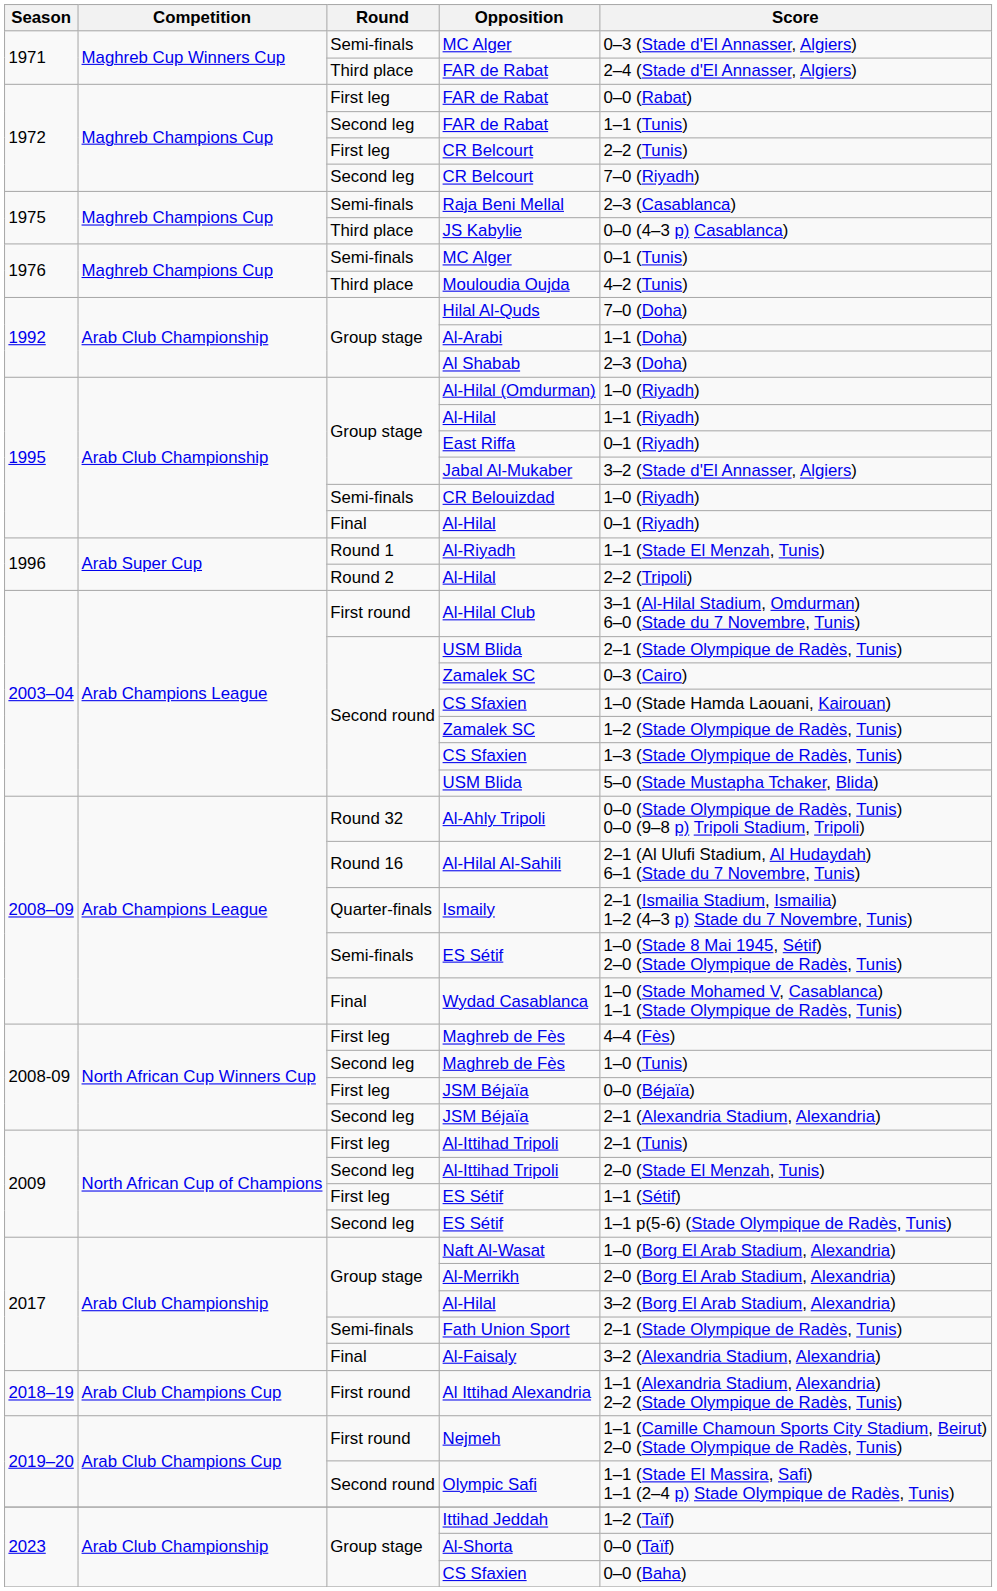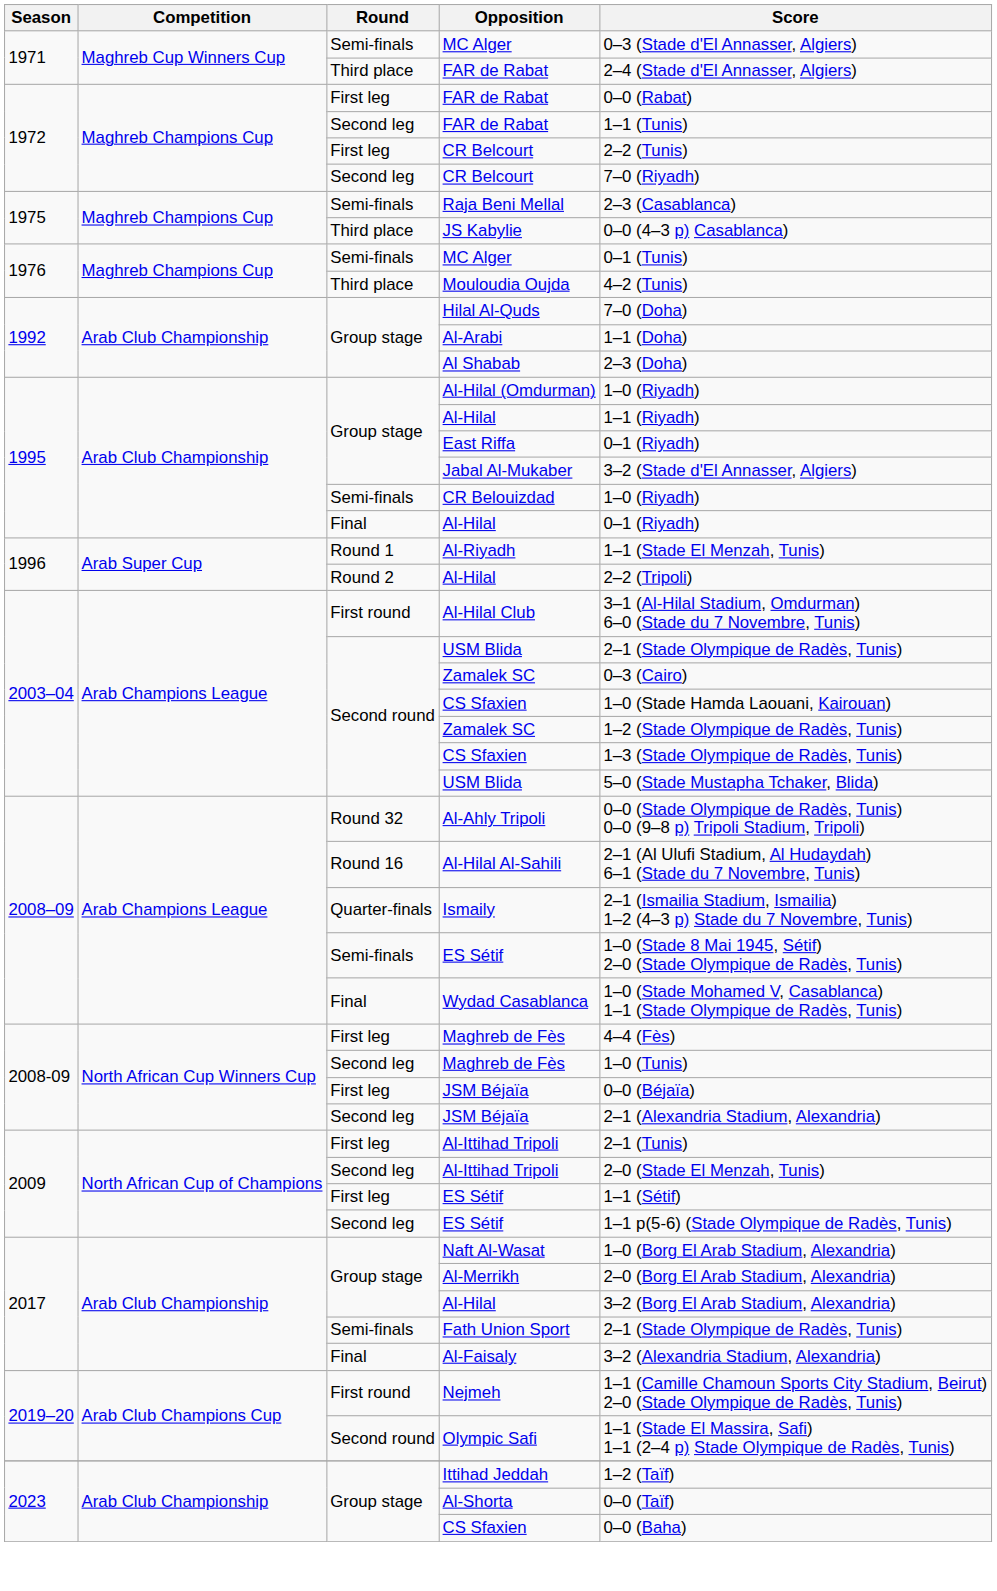- row: (370, 1392)
